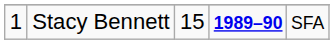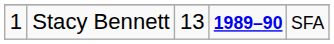(192, 22) 15 -> (192, 22) 13
